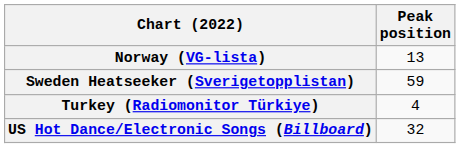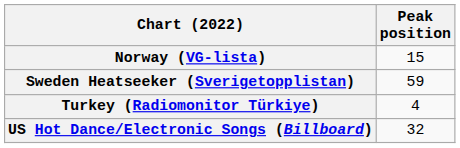(415, 58) 13 -> (415, 58) 15
